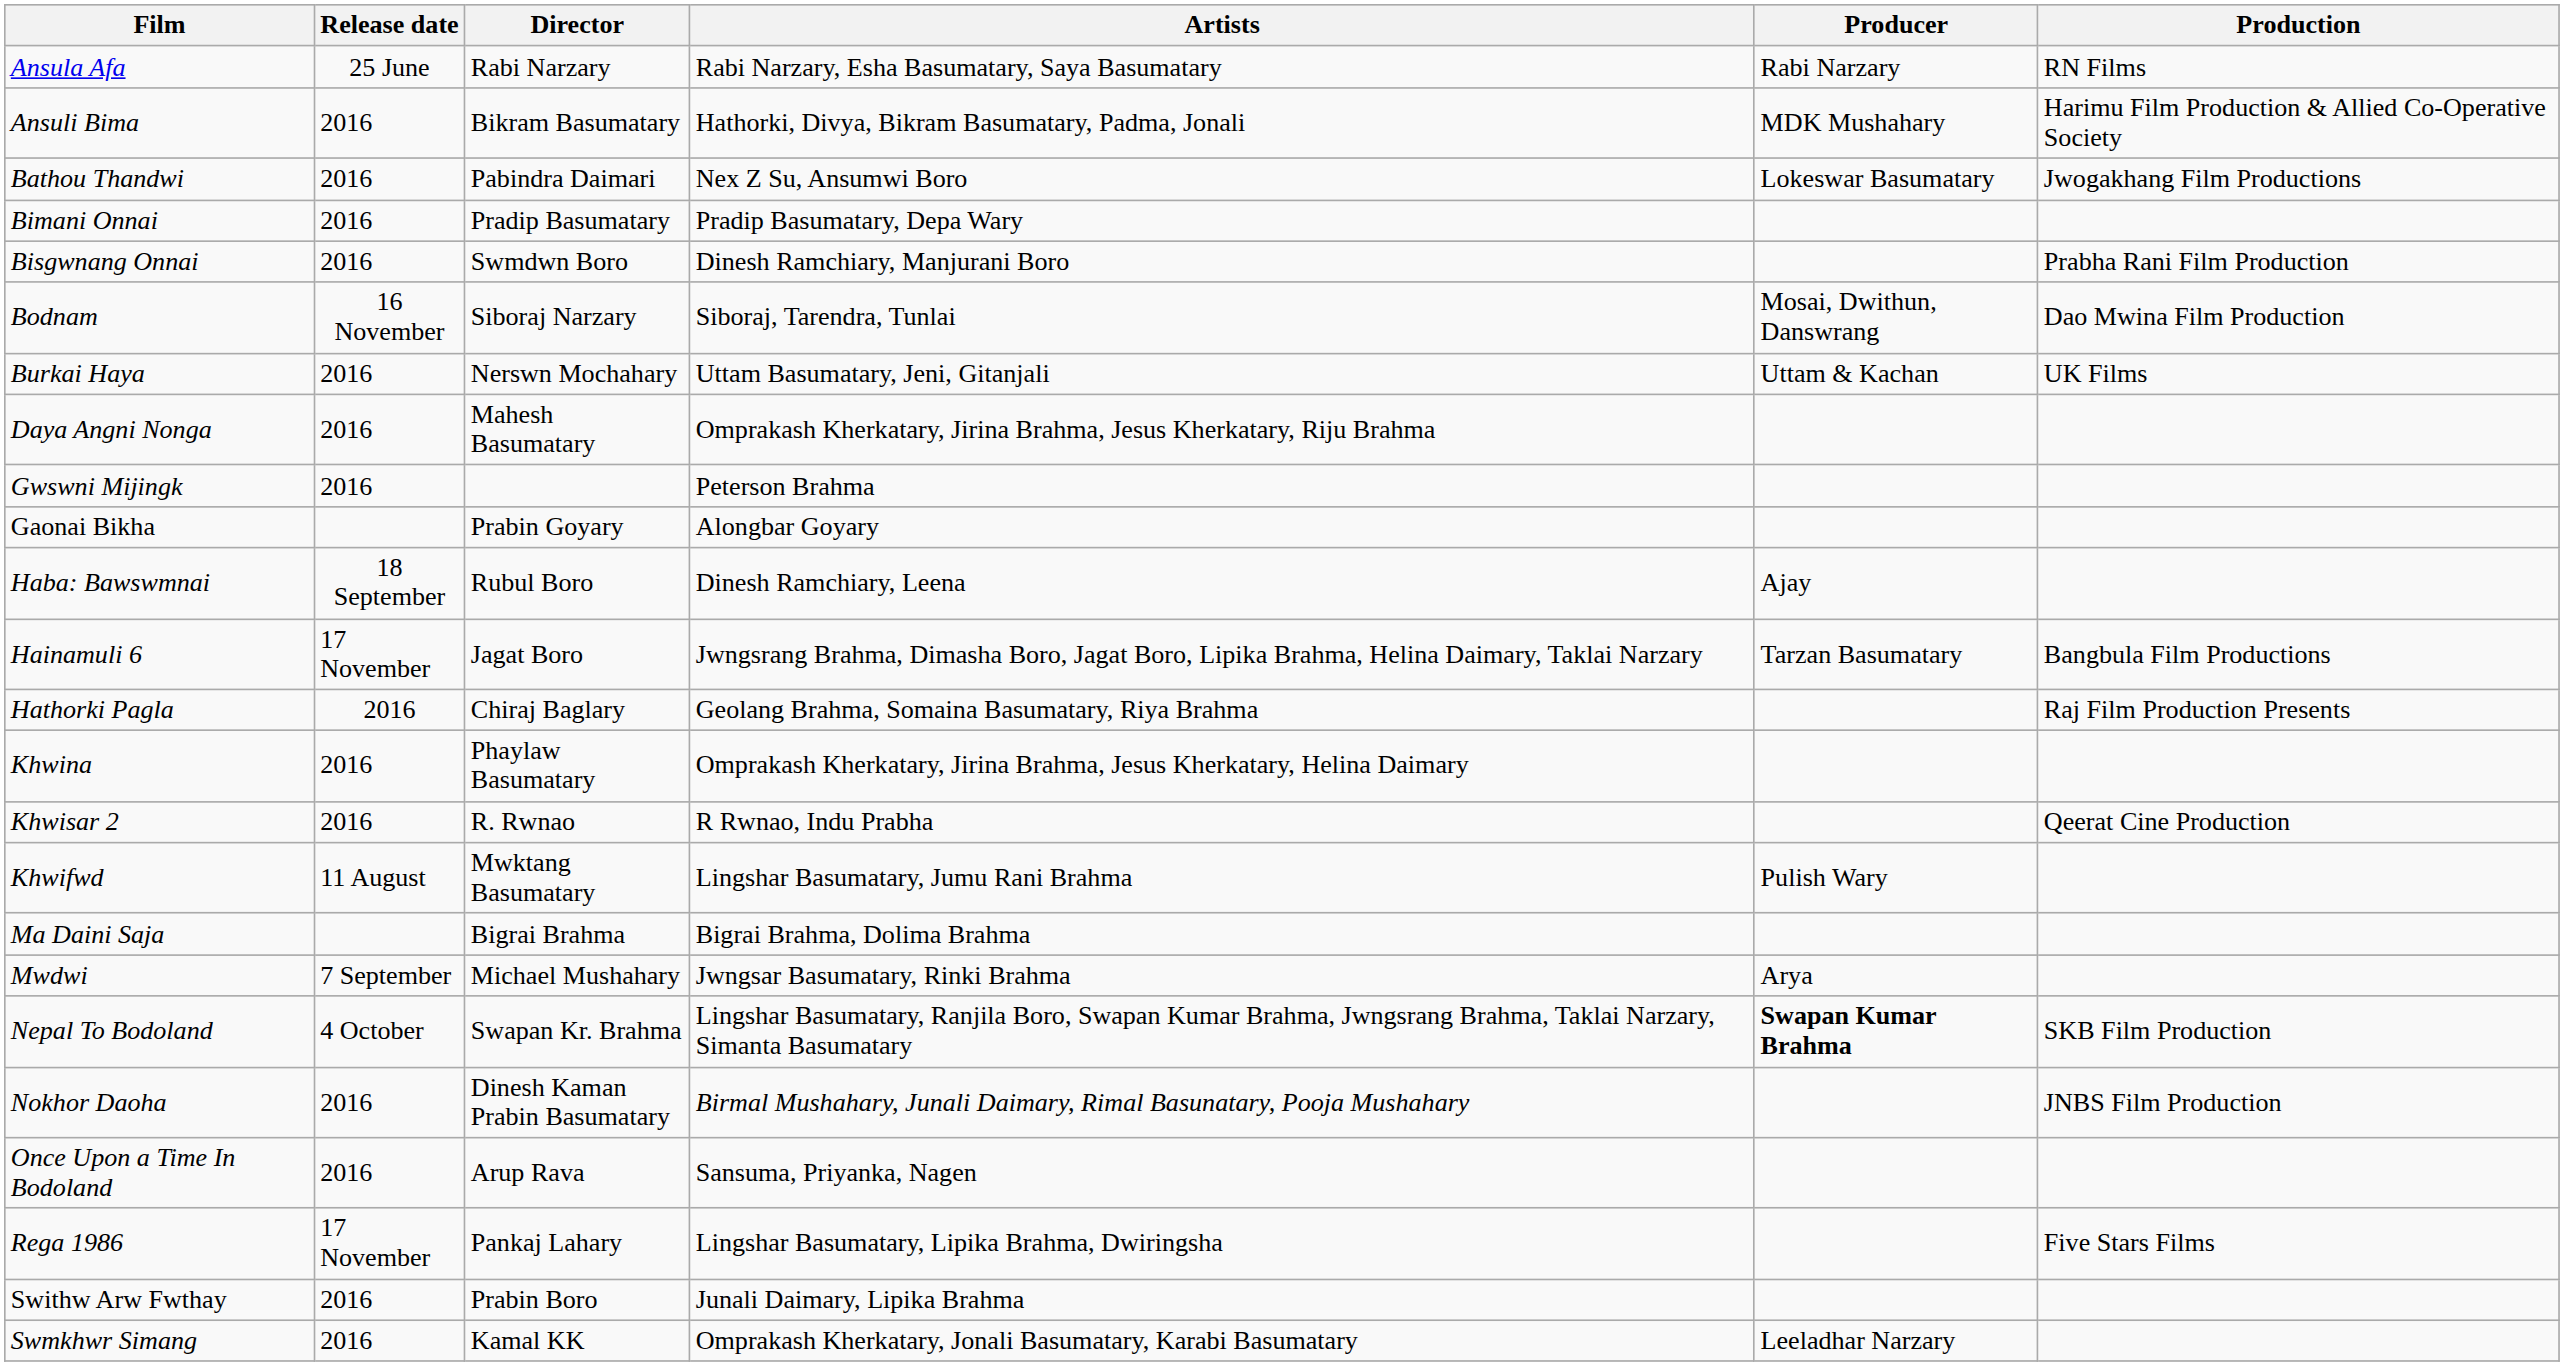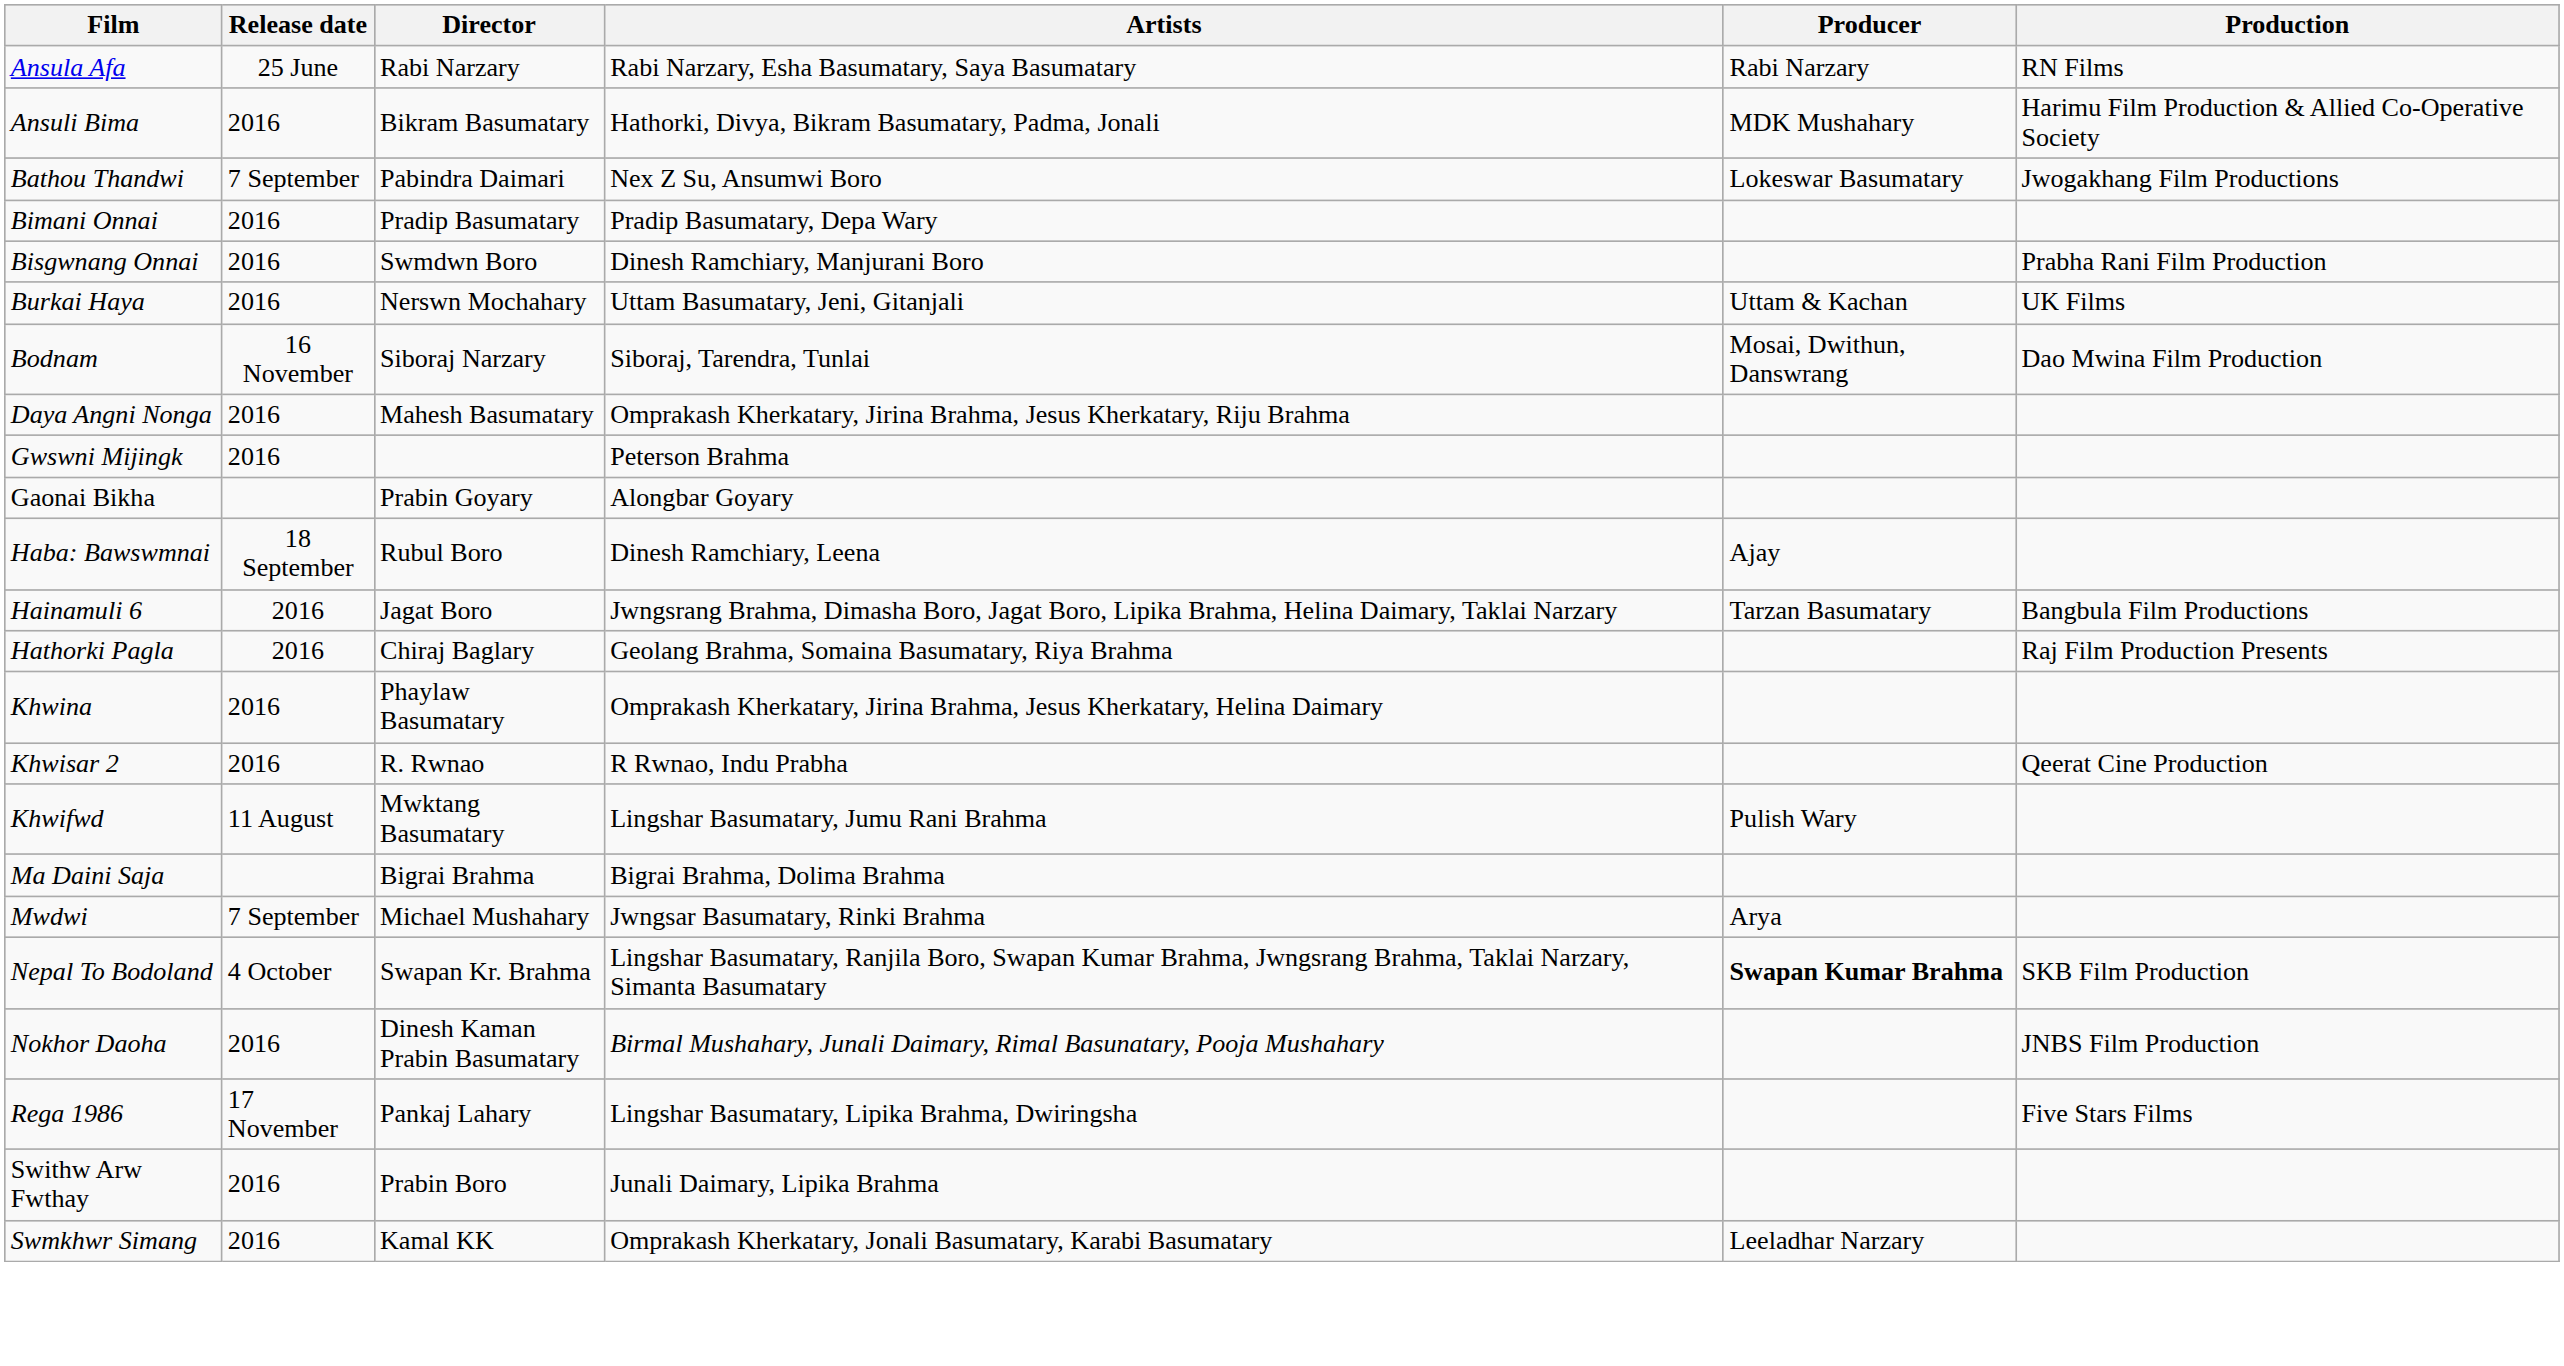(346, 178) 2016 -> (293, 178) 7 September
rows swapped: (78, 373) <-> (54, 317)
(375, 653) 17 November -> (298, 609) 2016
- row: (123, 1172)
